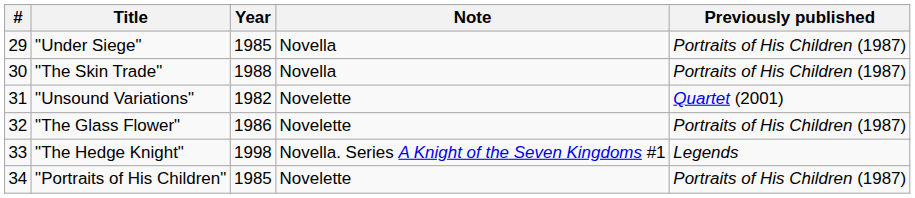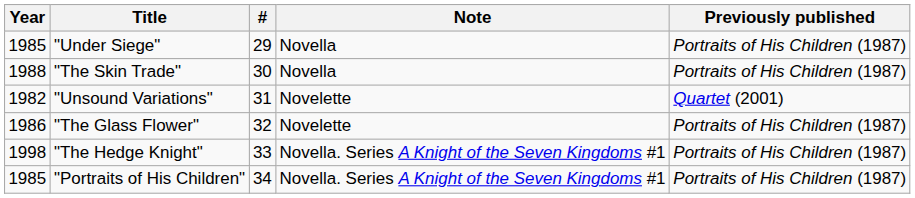columns swapped: (18, 17) <-> (253, 17)
(706, 152) Legends -> (790, 152) Portraits of His Children (1987)
(315, 179) Novelette -> (473, 179) Novella. Series A Knight of the Seven Kingdoms #1
